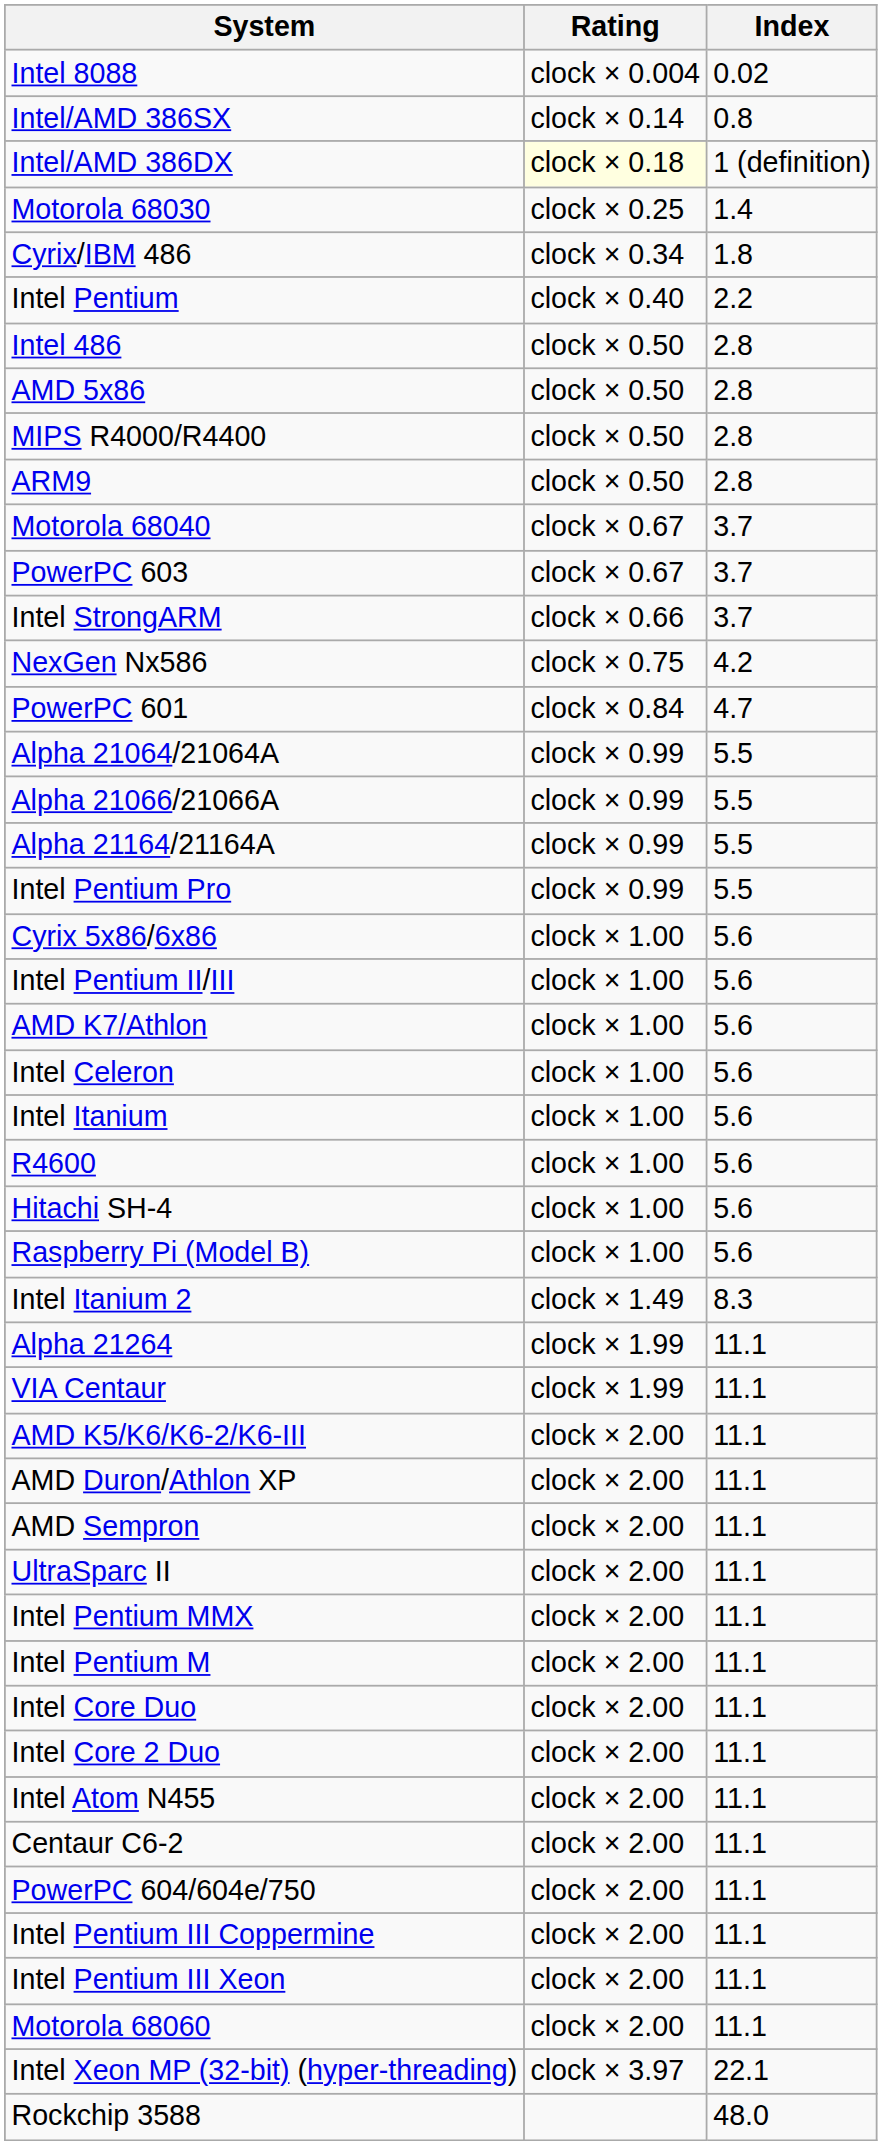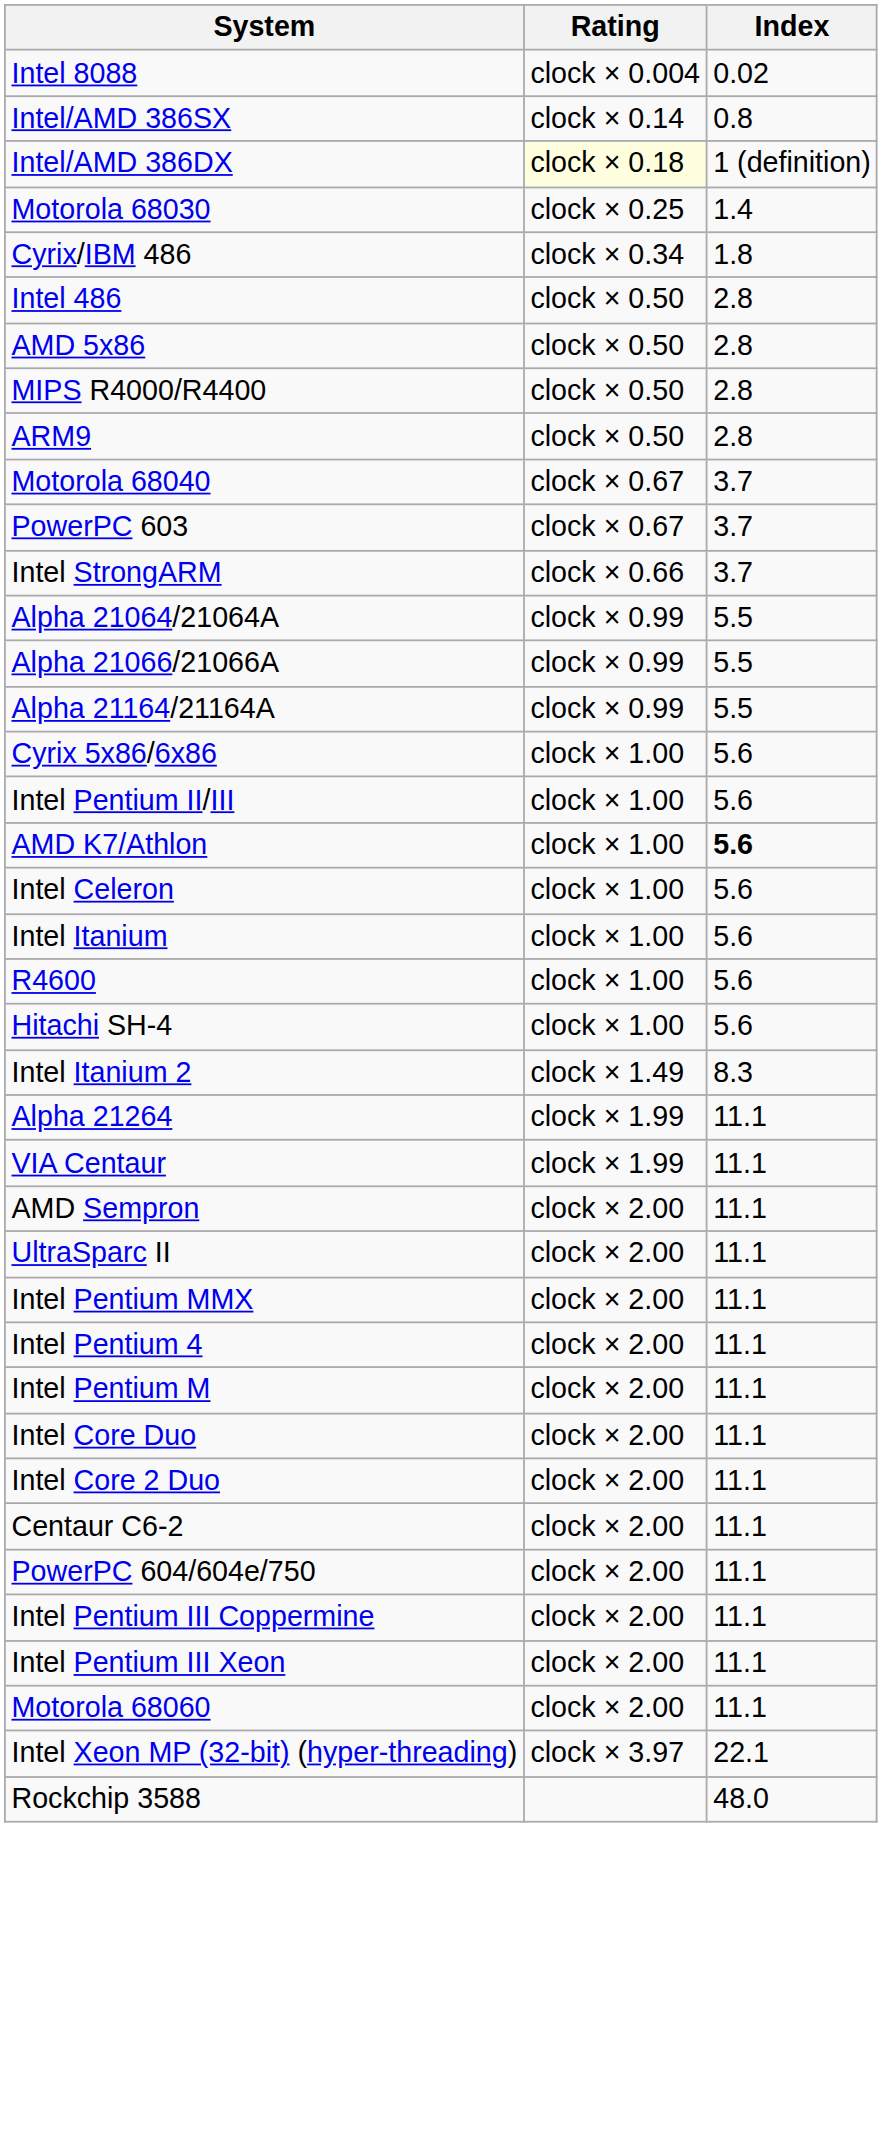- row: (95, 299)
- row: (109, 663)
- row: (100, 708)
- row: (121, 890)
(733, 1026) normal -> (733, 844) bold
- row: (160, 1253)
- row: (159, 1435)
- row: (154, 1480)
+ row: (107, 1344)
- row: (113, 1798)
